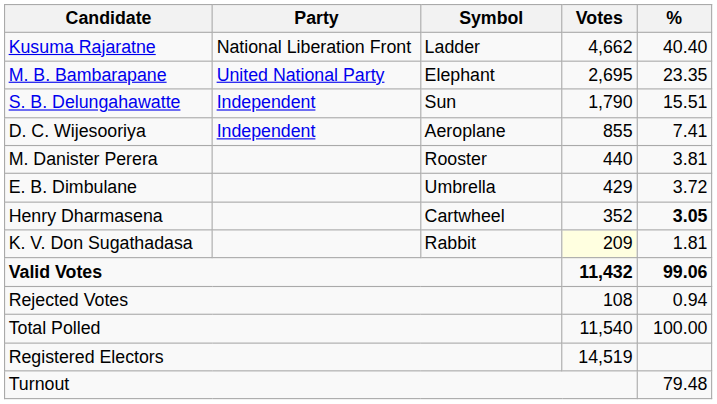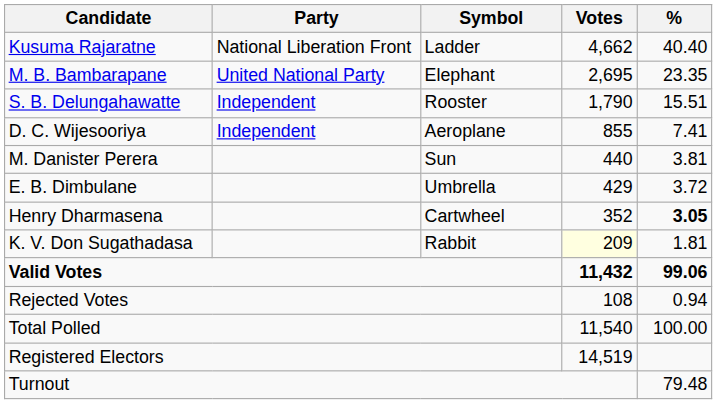(440, 103) Sun -> (456, 103) Rooster
(456, 159) Rooster -> (440, 159) Sun
